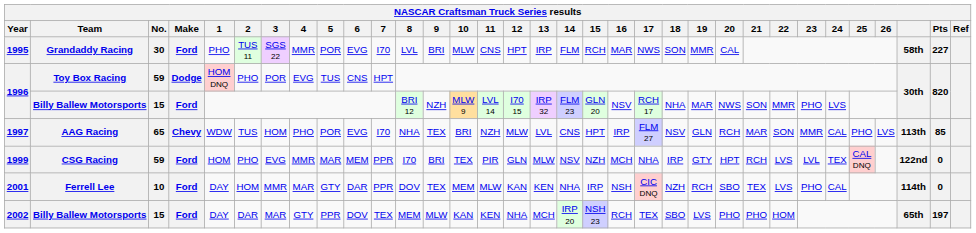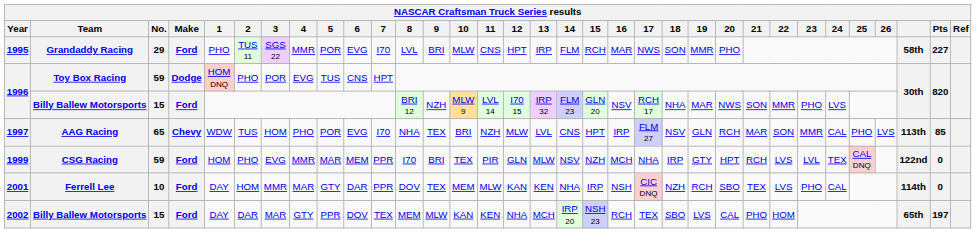(159, 50) 30 -> (159, 50) 29
(730, 50) CAL -> (730, 50) PHO
(730, 214) PHO -> (730, 214) CAL
